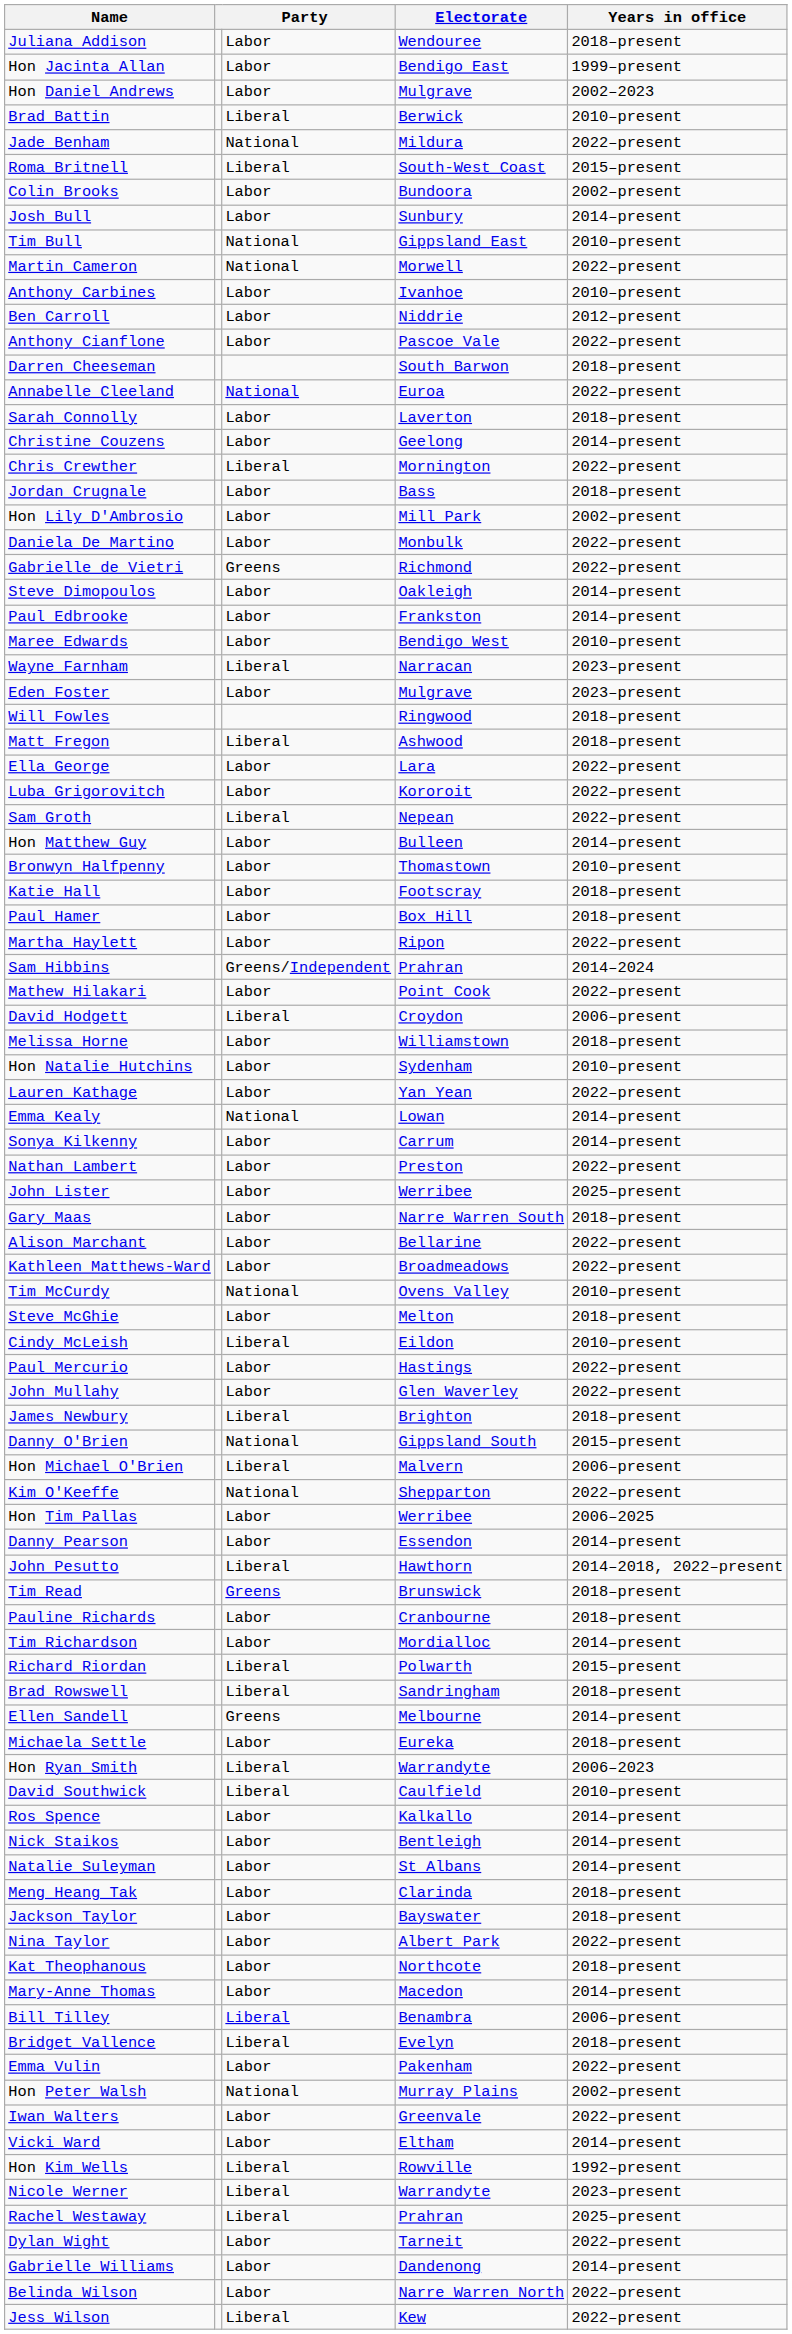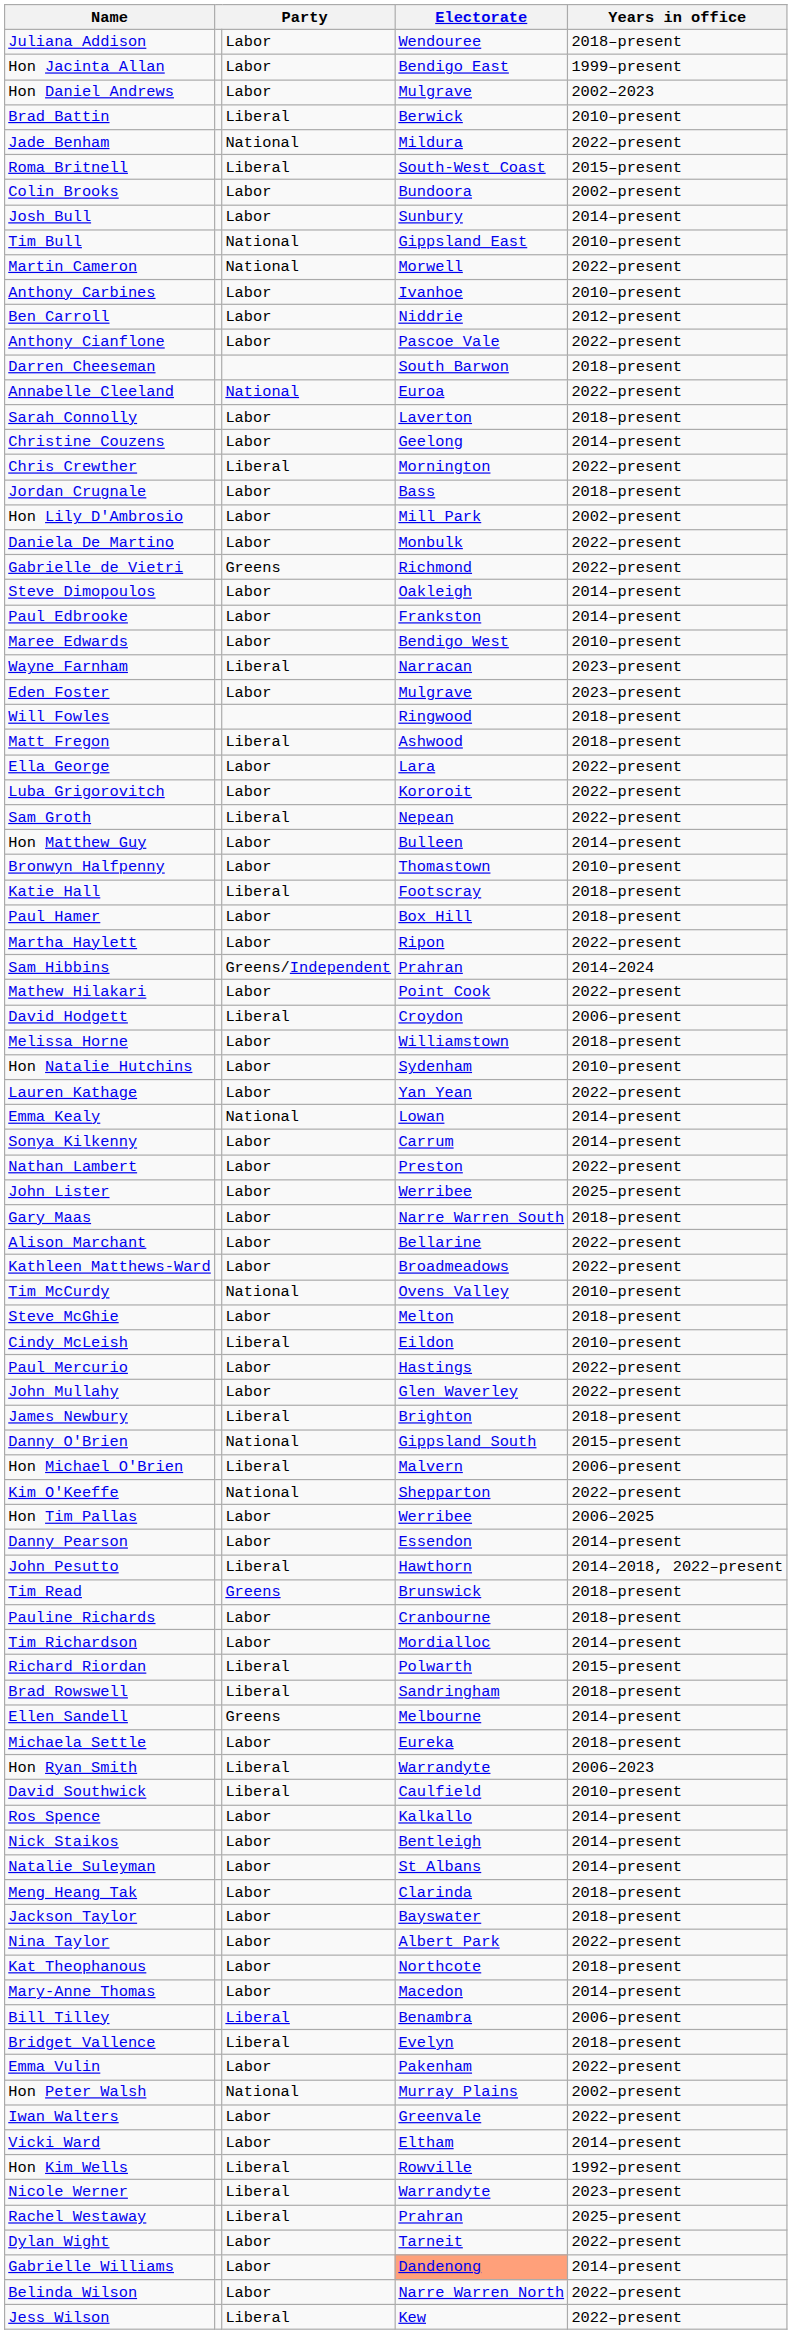(248, 892) Labor -> (258, 892) Liberal
(440, 2267) no background -> (440, 2267) lightsalmon background
